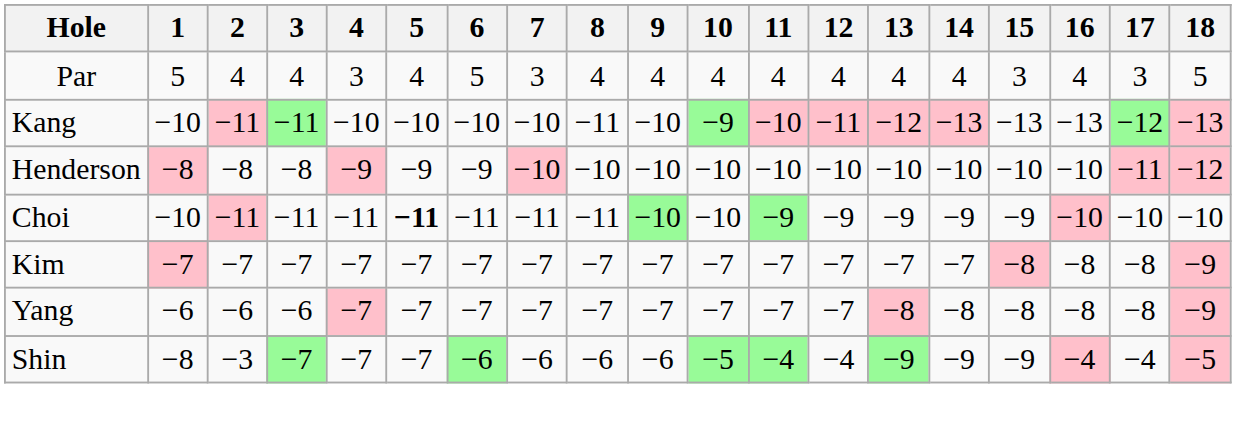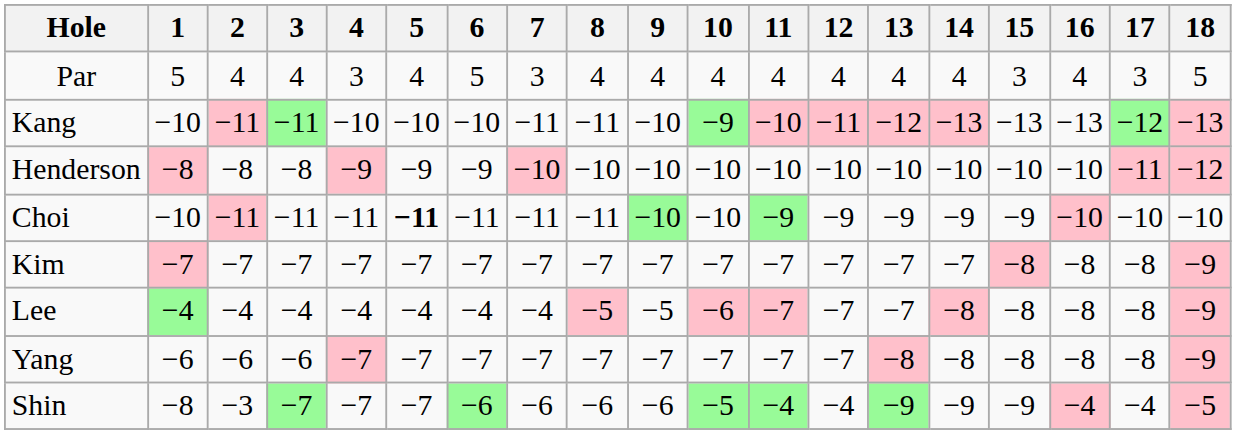(537, 122) −10 -> (537, 122) −11
+ row: (34, 311)
